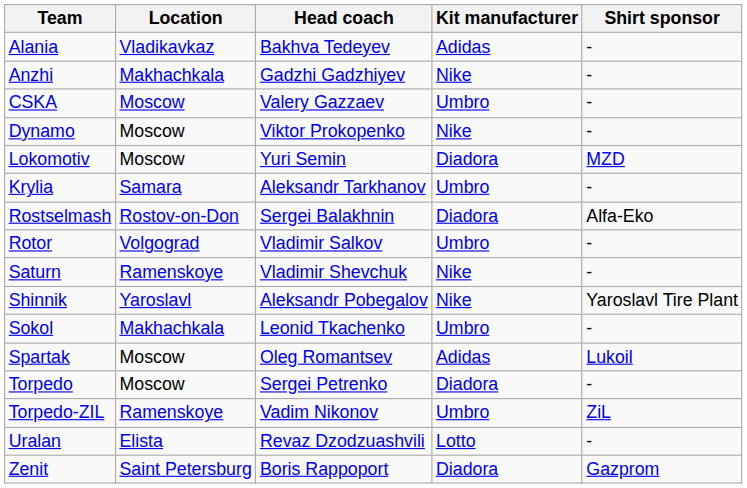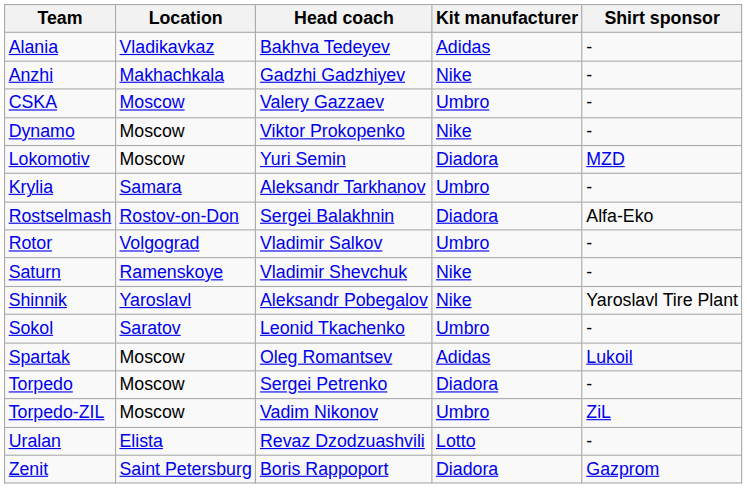(172, 328) Makhachkala -> (150, 328) Saratov
(171, 412) Ramenskoye -> (152, 412) Moscow
